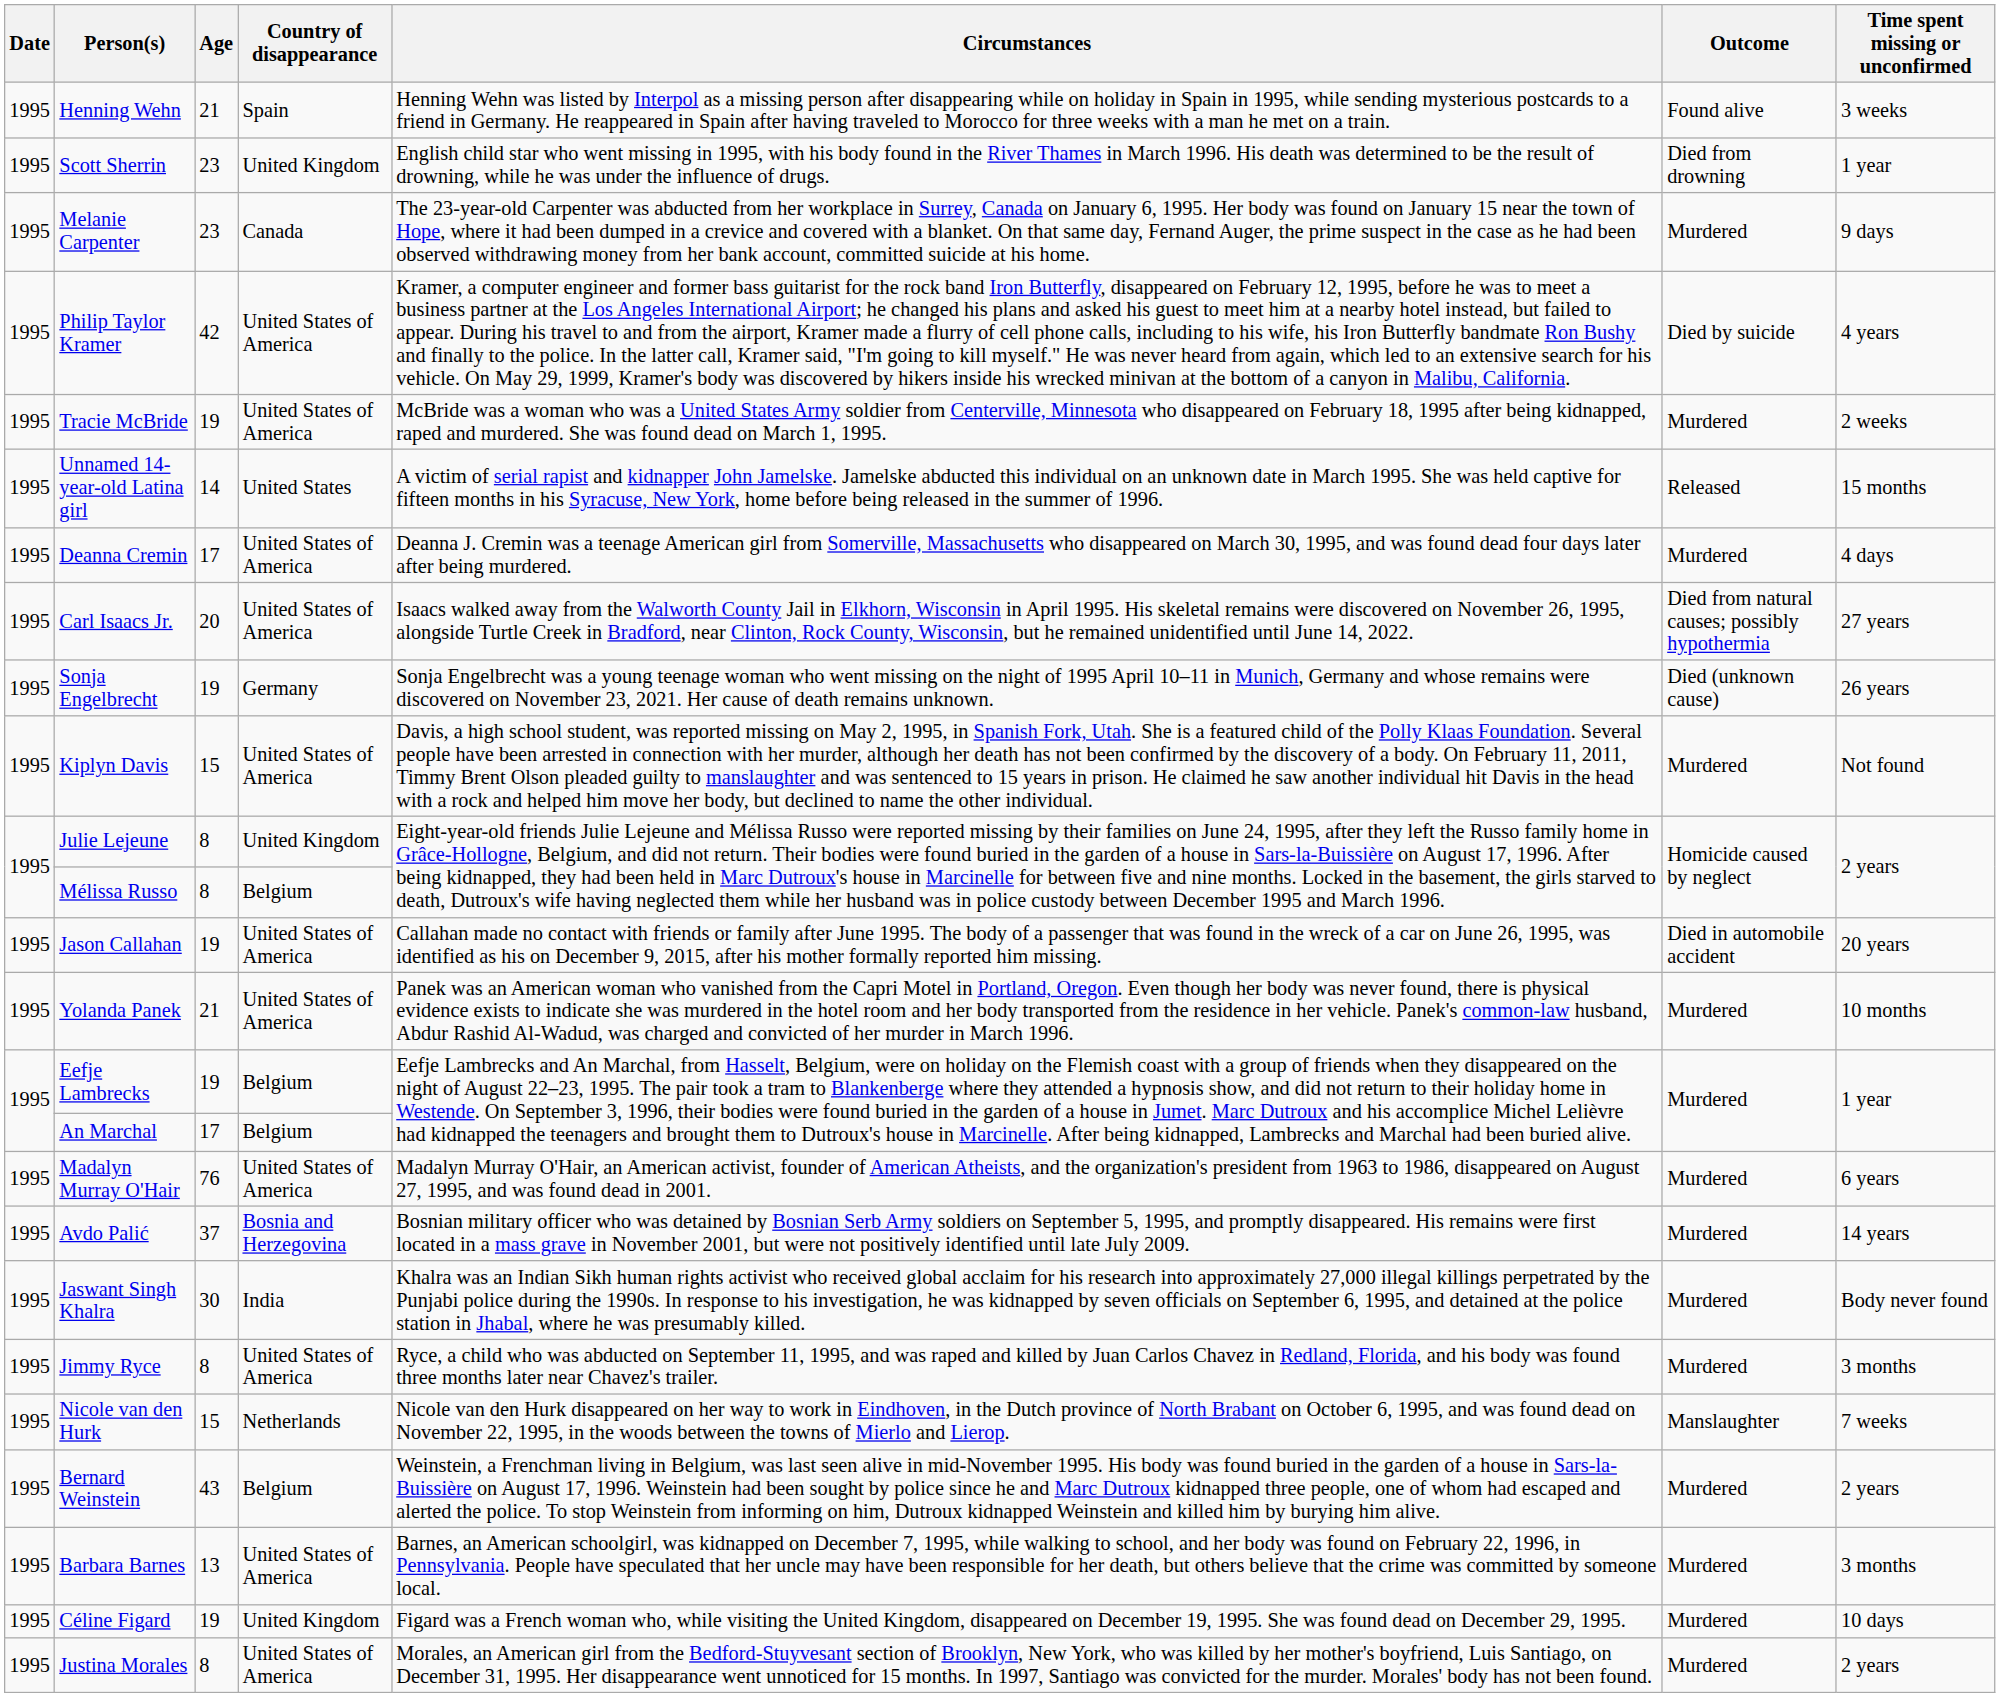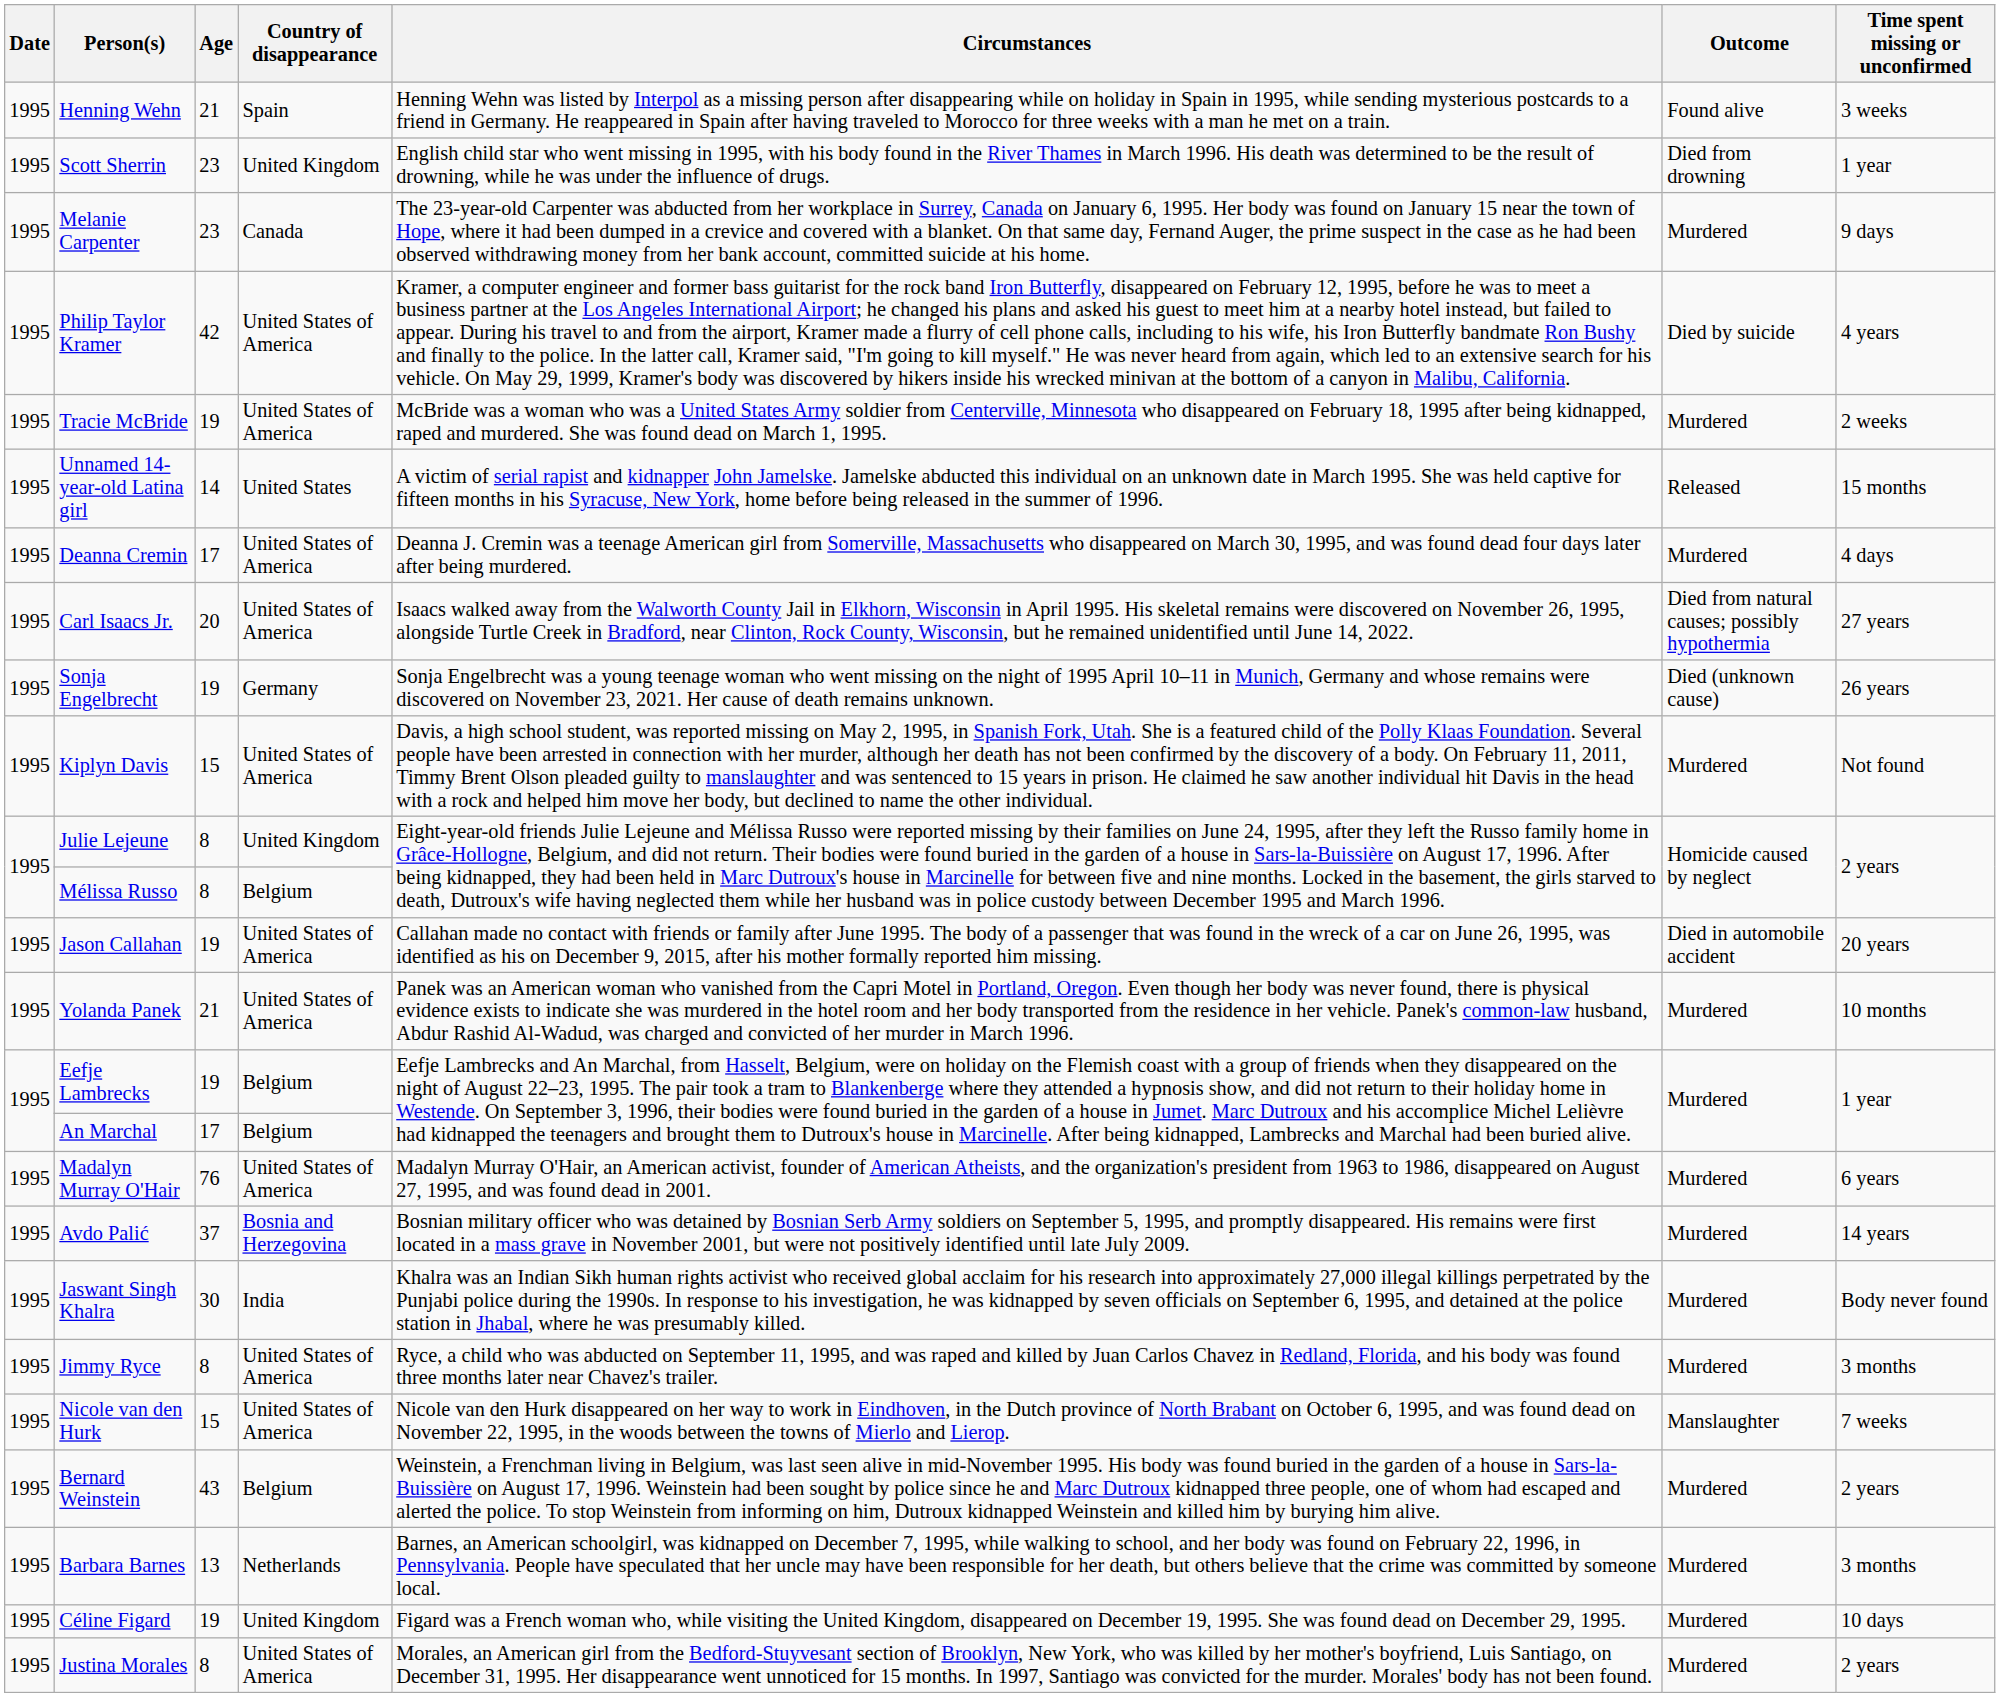(292, 1421) Netherlands -> (308, 1421) United States of America
(308, 1566) United States of America -> (292, 1566) Netherlands
